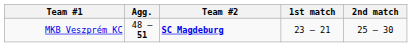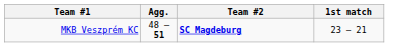- column: (375, 11)
